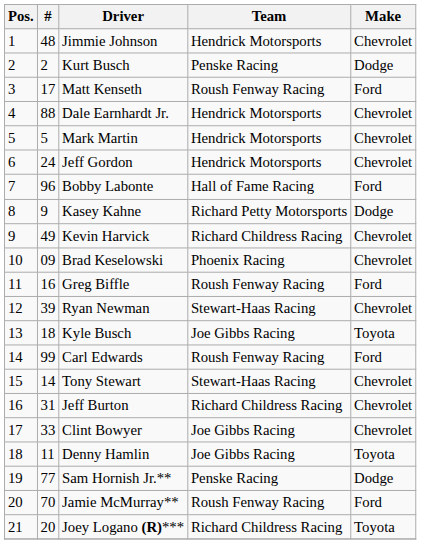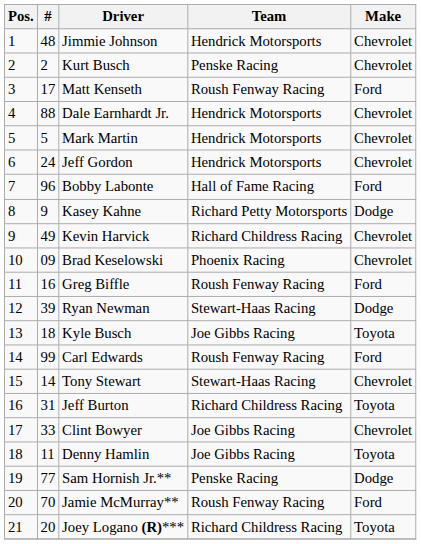(374, 65) Dodge -> (383, 65) Chevrolet
(383, 308) Chevrolet -> (374, 308) Dodge
(383, 405) Chevrolet -> (374, 405) Toyota
